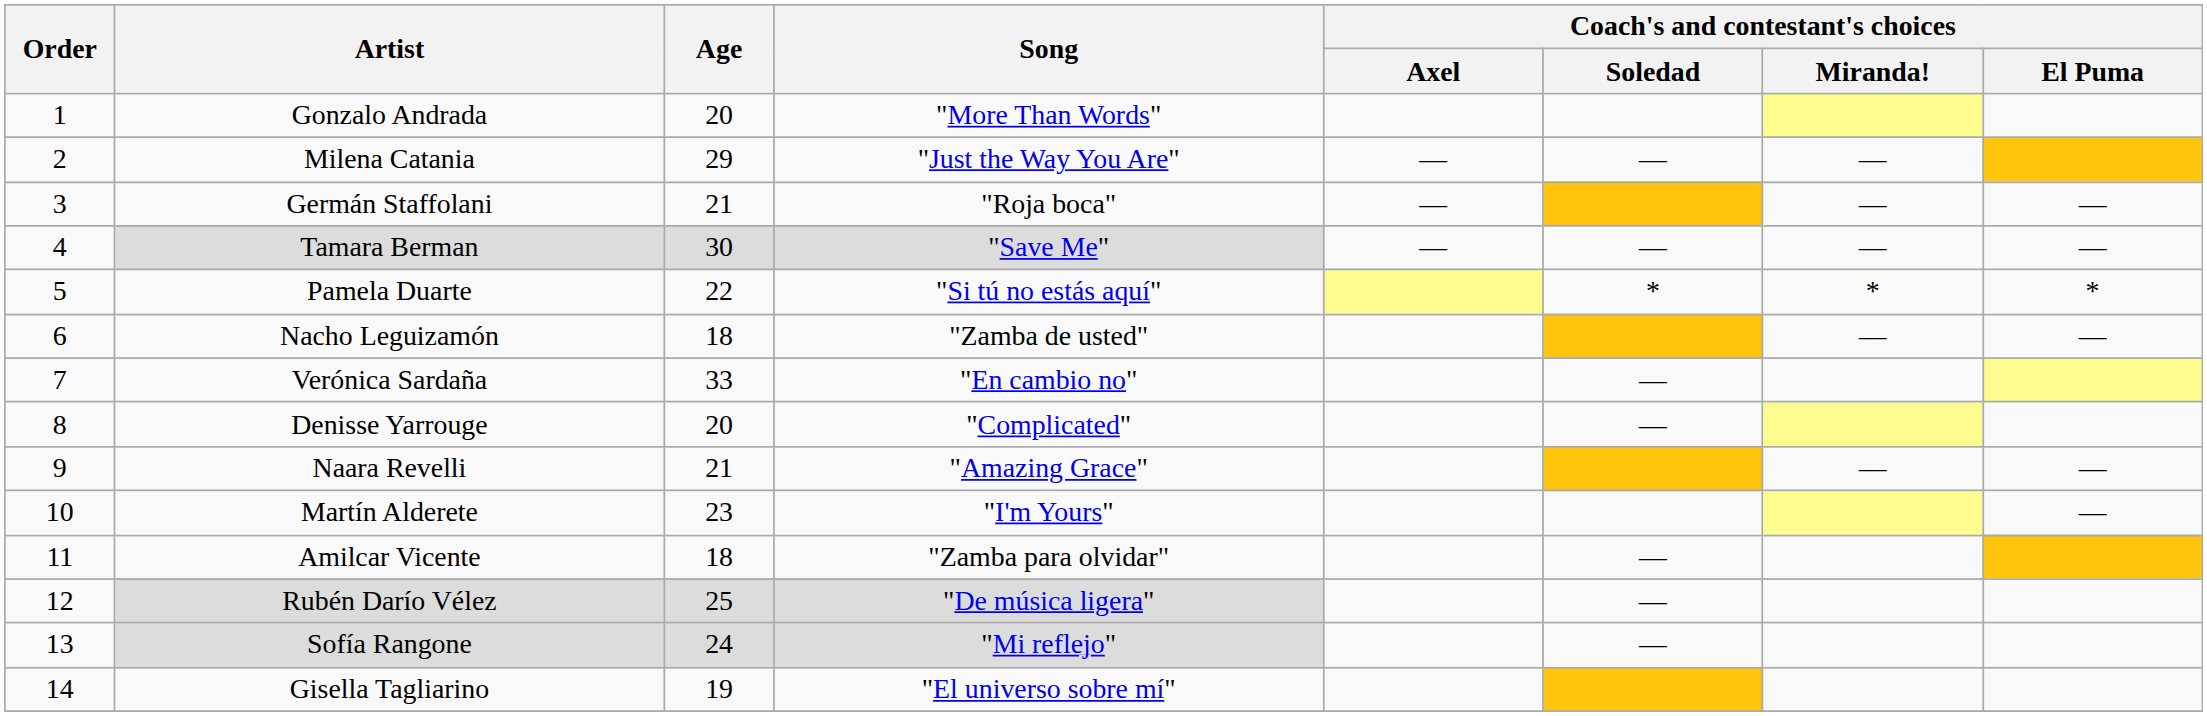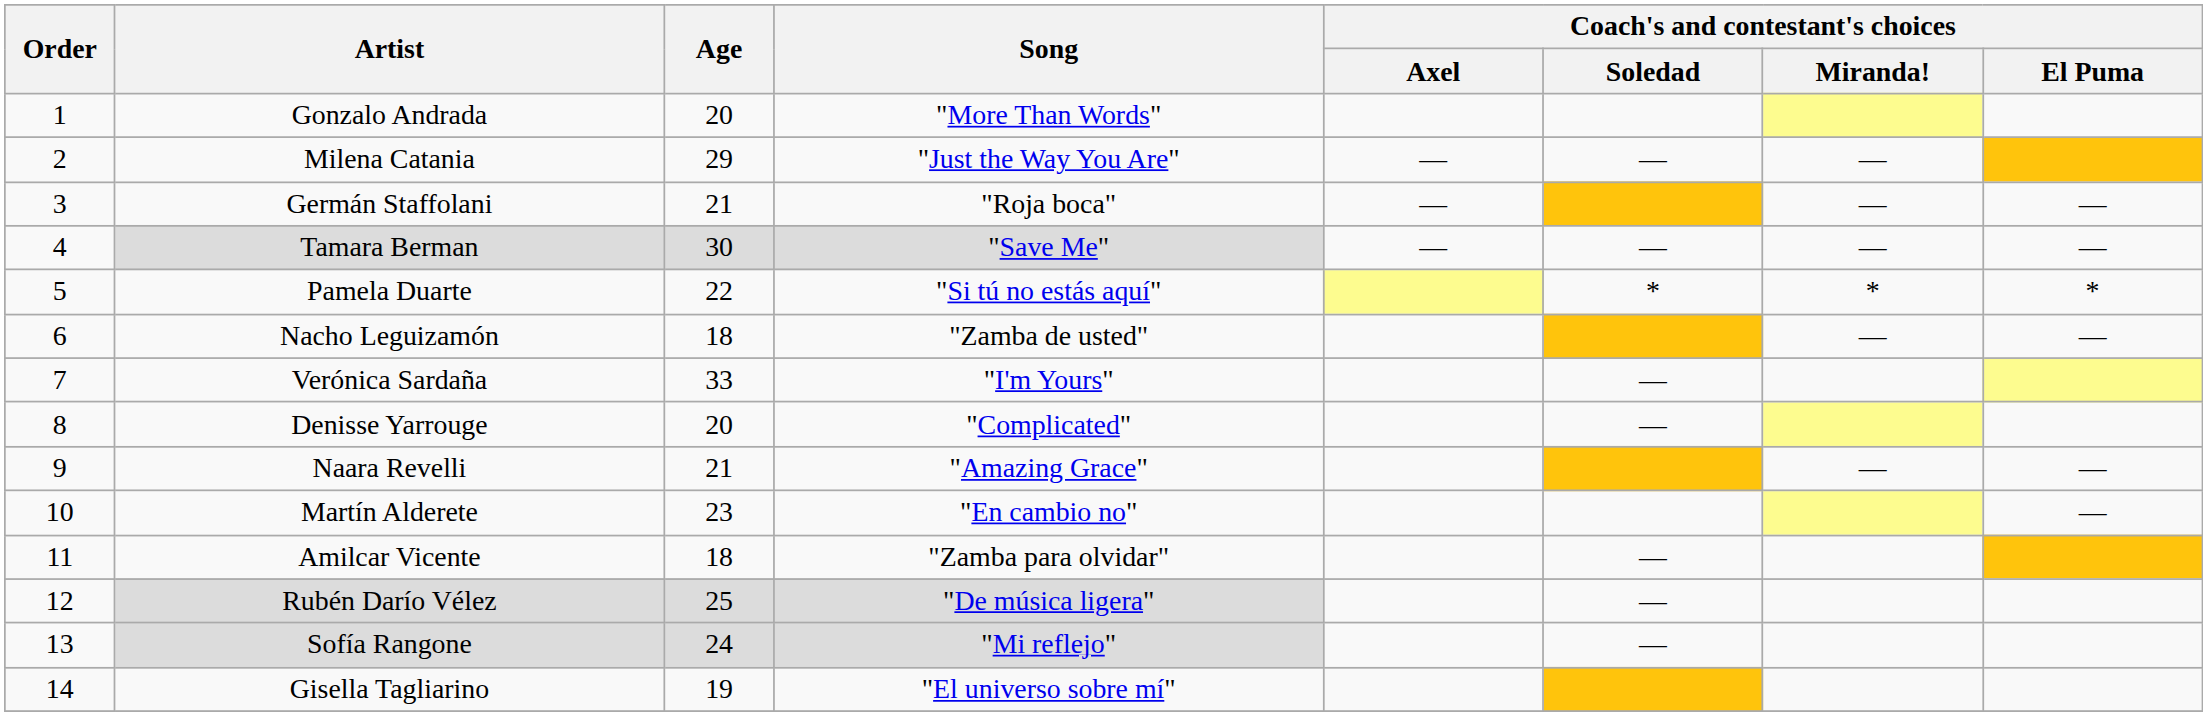(1049, 379) "En cambio no" -> (1049, 379) "I'm Yours"
(1049, 512) "I'm Yours" -> (1049, 512) "En cambio no"
